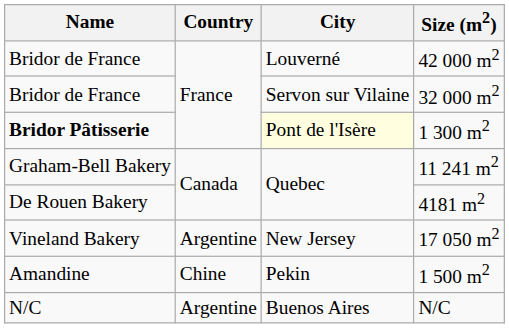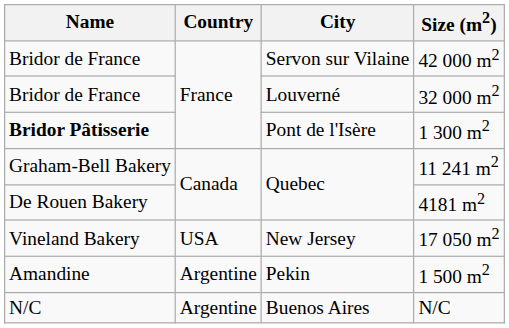(303, 58) Louverné -> (338, 58) Servon sur Vilaine
(338, 94) Servon sur Vilaine -> (303, 94) Louverné
(321, 130) lightyellow background -> (321, 130) no background
(218, 238) Argentine -> (199, 238) USA
(203, 274) Chine -> (218, 274) Argentine
